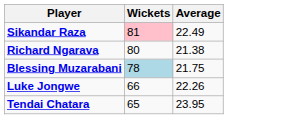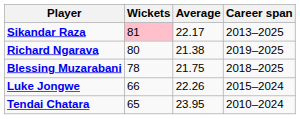+ column: (259, 13)
(190, 31) 22.49 -> (190, 31) 22.17
(133, 68) lightblue background -> (133, 68) no background
